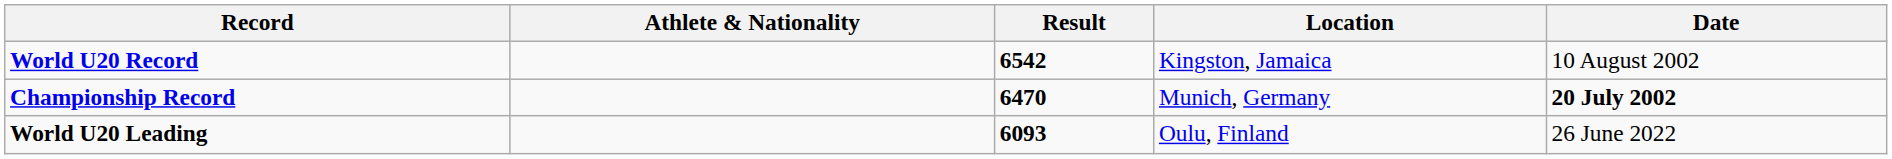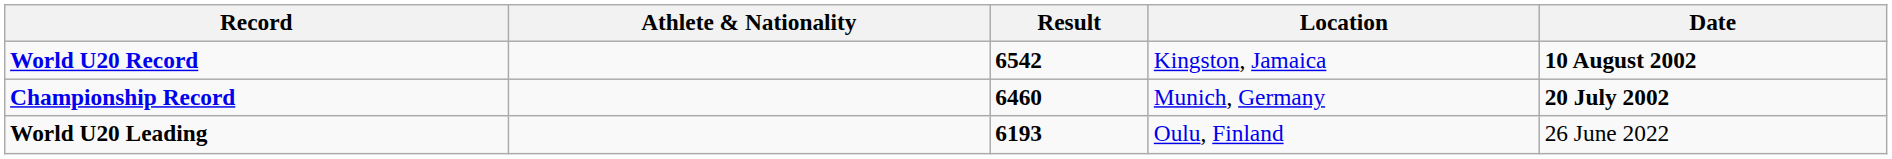(1626, 60) normal -> (1621, 60) bold
(1023, 97) 6470 -> (1019, 97) 6460
(1023, 134) 6093 -> (1019, 134) 6193
